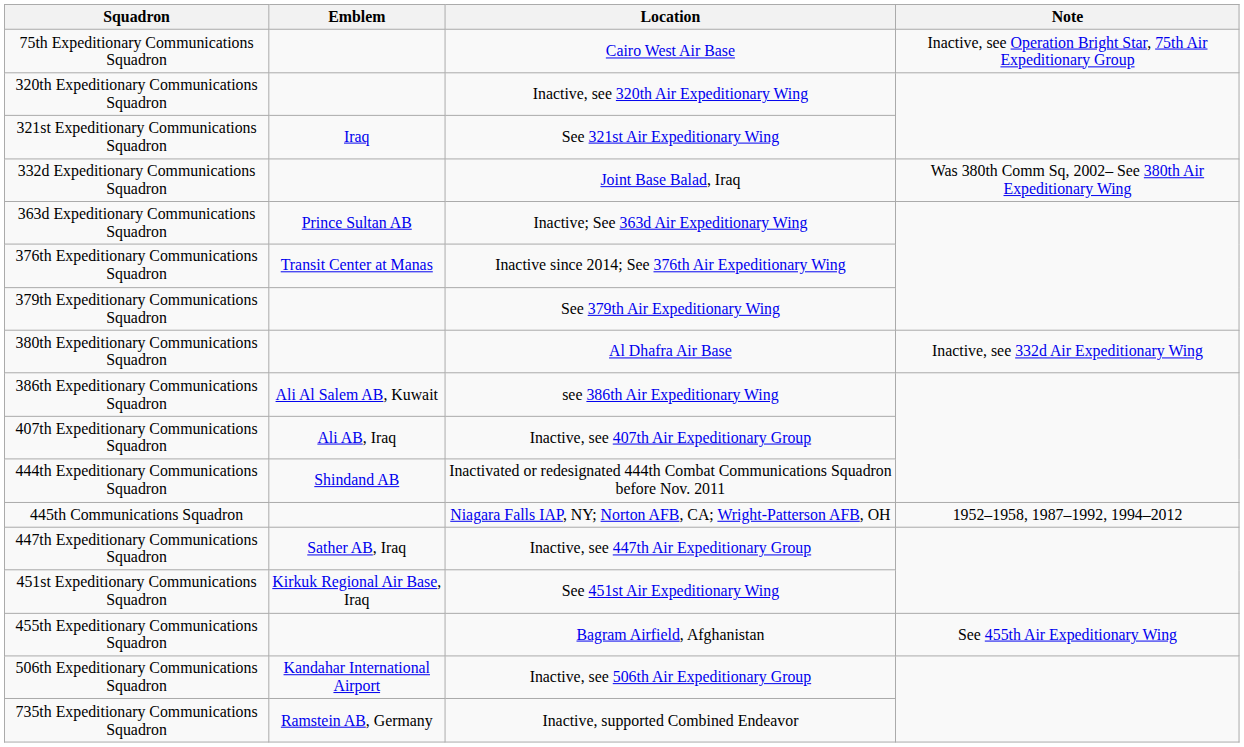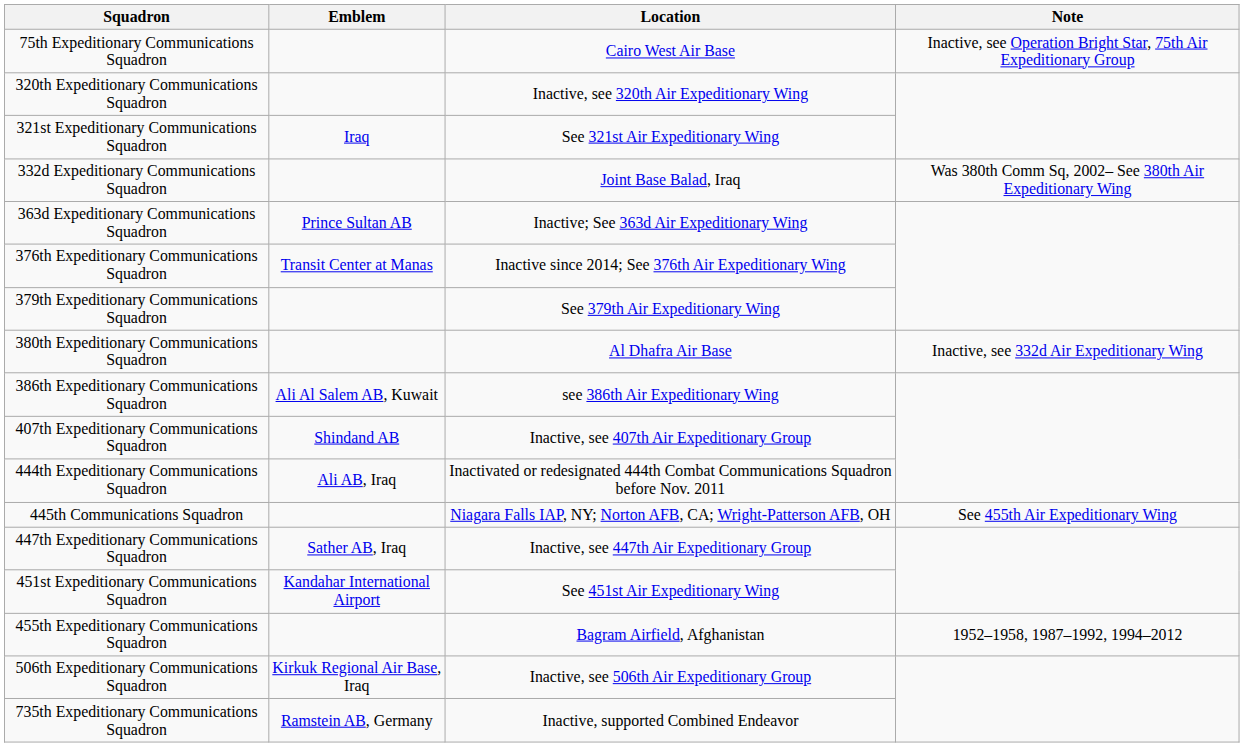(357, 437) Ali AB, Iraq -> (357, 437) Shindand AB
(357, 480) Shindand AB -> (357, 480) Ali AB, Iraq
(1067, 514) 1952–1958, 1987–1992, 1994–2012 -> (1067, 514) See 455th Air Expeditionary Wing
(357, 591) Kirkuk Regional Air Base, Iraq -> (357, 591) Kandahar International Airport
(1067, 634) See 455th Air Expeditionary Wing -> (1067, 634) 1952–1958, 1987–1992, 1994–2012
(357, 677) Kandahar International Airport -> (357, 677) Kirkuk Regional Air Base, Iraq
